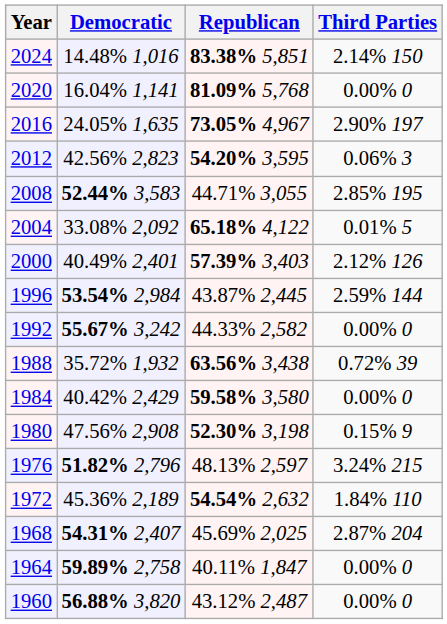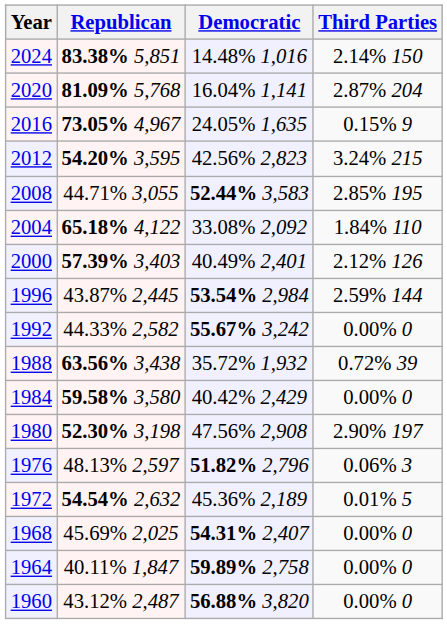columns swapped: (249, 22) <-> (121, 22)
(378, 90) 0.00% 0 -> (378, 90) 2.87% 204
(378, 124) 2.90% 197 -> (378, 124) 0.15% 9
(378, 158) 0.06% 3 -> (378, 158) 3.24% 215
(378, 226) 0.01% 5 -> (378, 226) 1.84% 110
(378, 431) 0.15% 9 -> (378, 431) 2.90% 197
(378, 465) 3.24% 215 -> (378, 465) 0.06% 3
(378, 499) 1.84% 110 -> (378, 499) 0.01% 5
(378, 533) 2.87% 204 -> (378, 533) 0.00% 0
